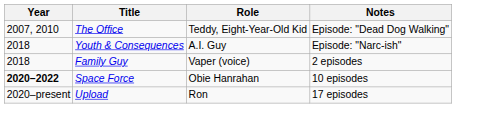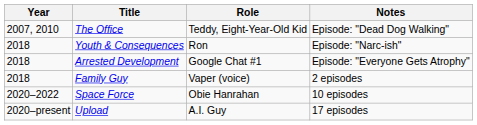(207, 45) A.I. Guy -> (198, 45) Ron
+ row: (127, 62)
(33, 78) bold -> (33, 95) normal
(198, 95) Ron -> (207, 111) A.I. Guy
